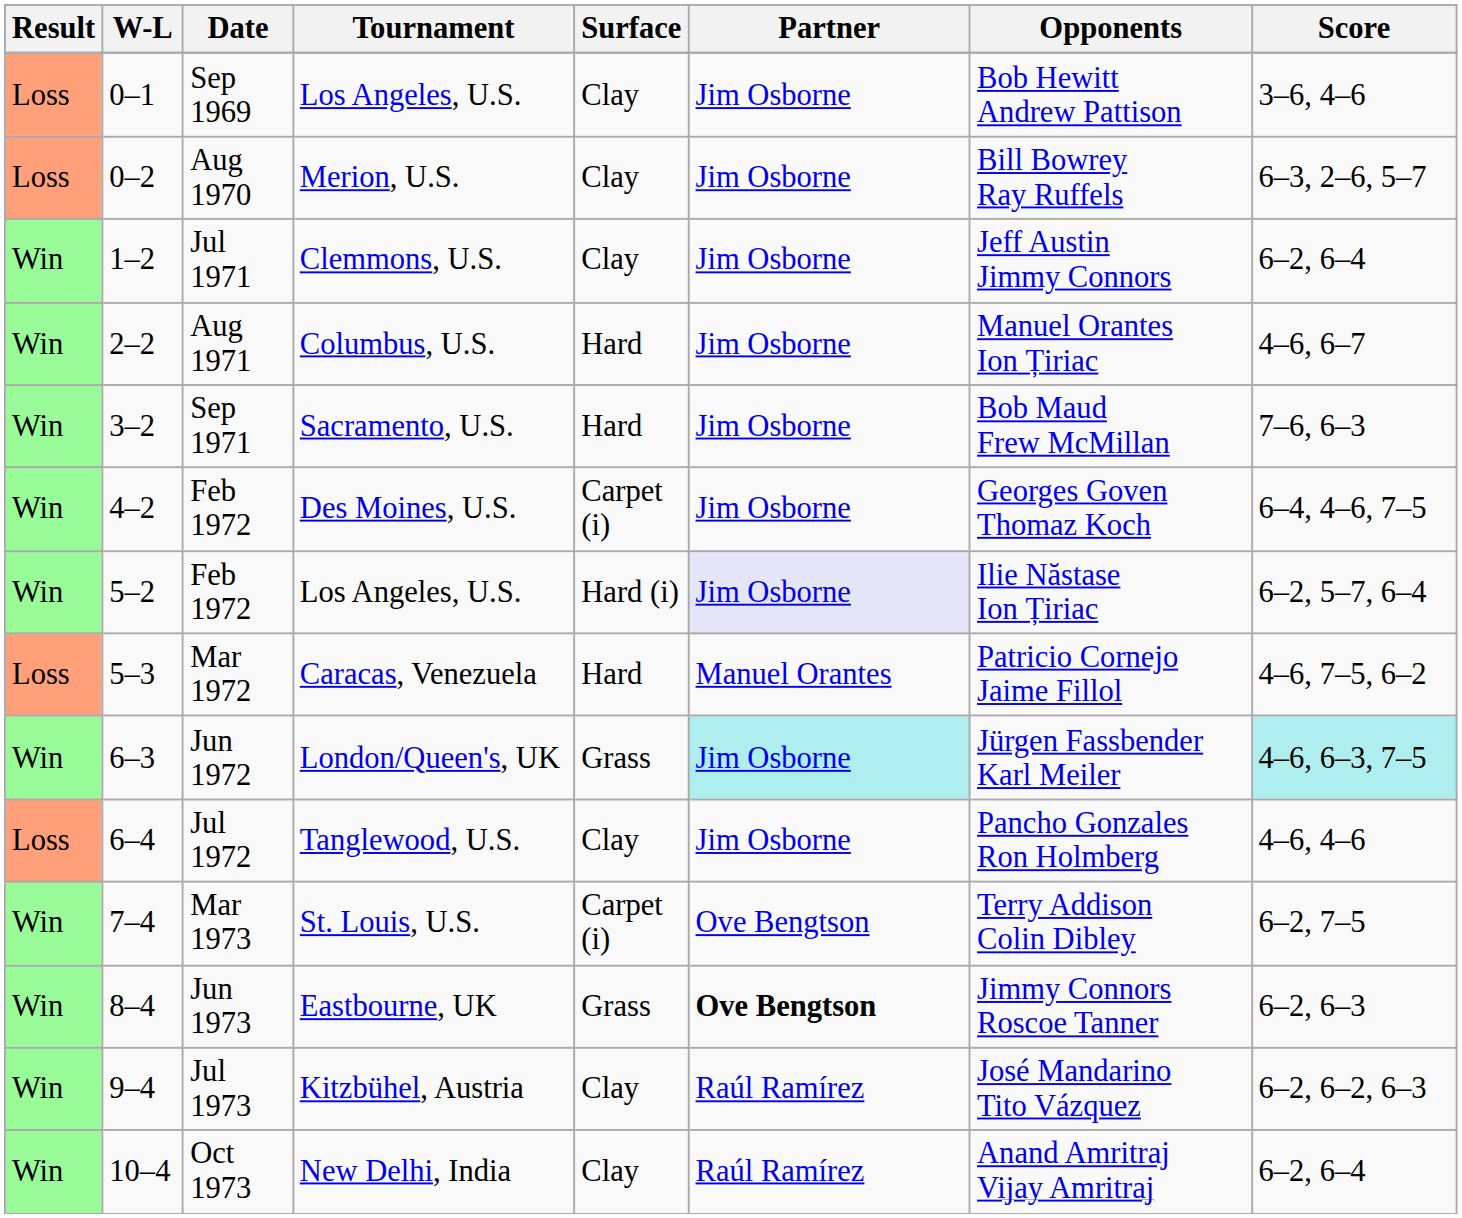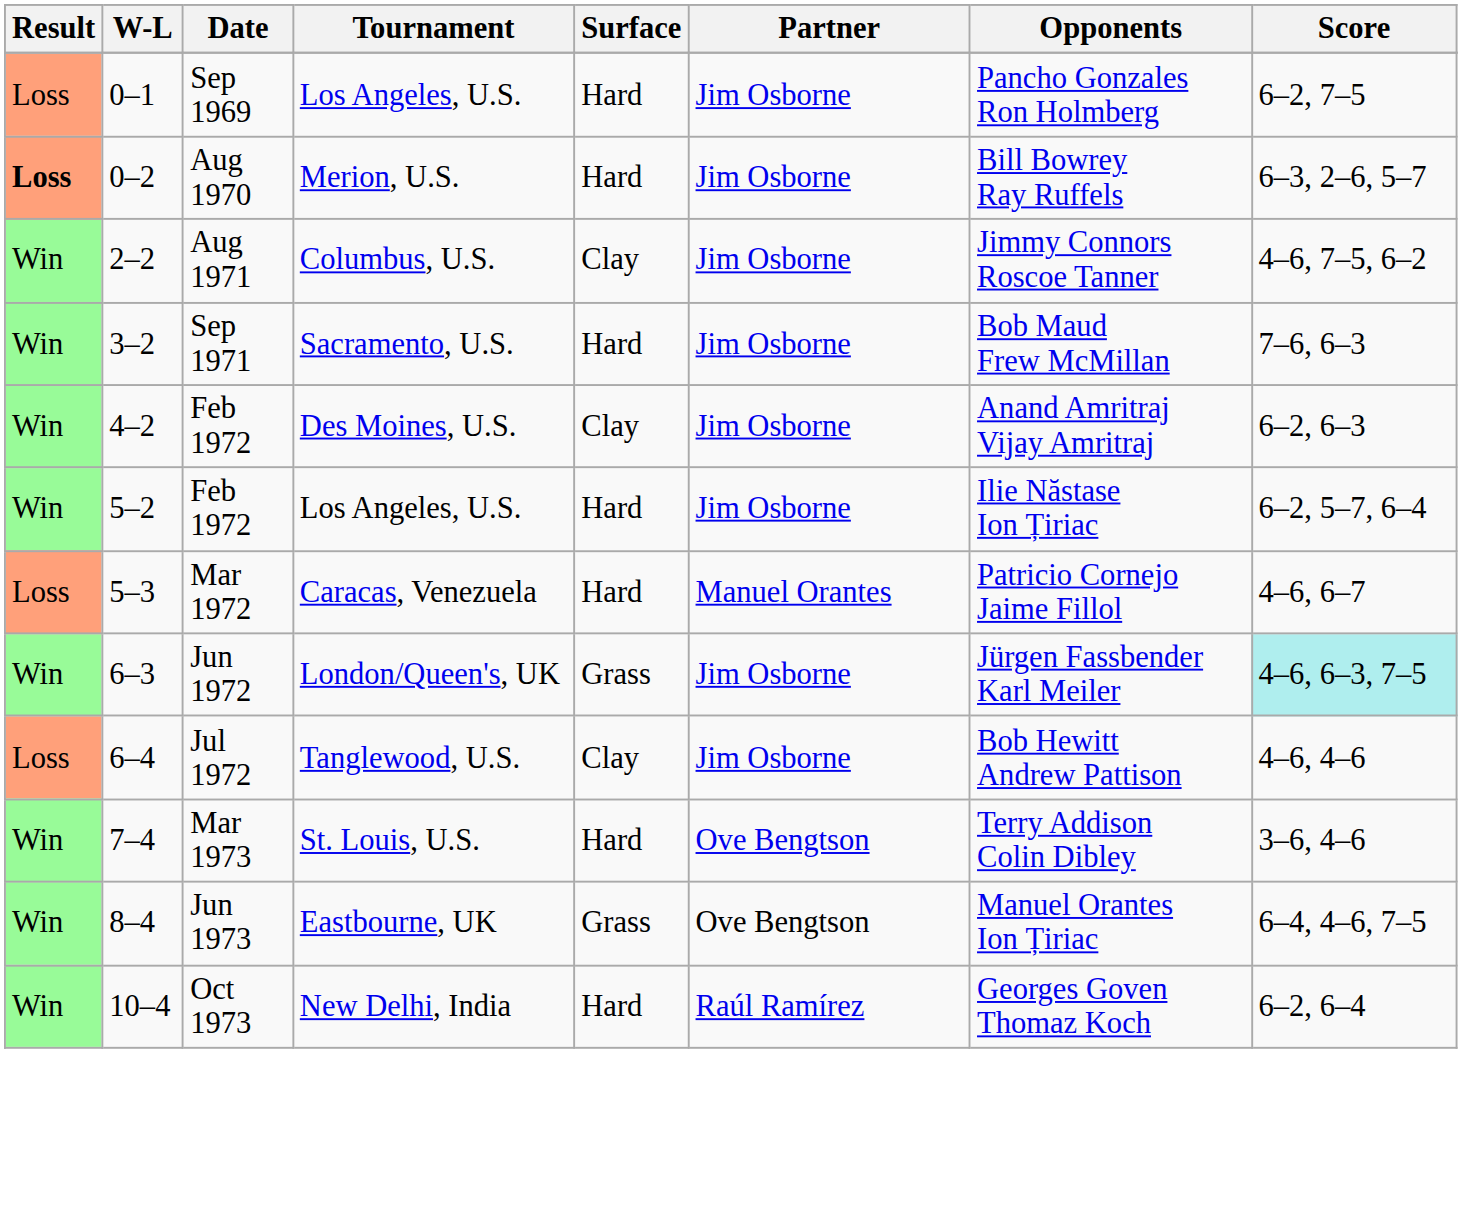(610, 94) Clay -> (612, 94) Hard
(1079, 94) Bob Hewitt Andrew Pattison -> (1083, 94) Pancho Gonzales Ron Holmberg
(1312, 94) 3–6, 4–6 -> (1312, 94) 6–2, 7–5
(41, 177) normal -> (42, 177) bold
(610, 177) Clay -> (612, 177) Hard
- row: (221, 260)
(612, 342) Hard -> (610, 260) Clay
(1075, 342) Manuel Orantes Ion Țiriac -> (1074, 260) Jimmy Connors Roscoe Tanner
(1312, 342) 4–6, 6–7 -> (1343, 260) 4–6, 7–5, 6–2
(622, 508) Carpet (i) -> (610, 425) Clay
(1072, 508) Georges Goven Thomaz Koch -> (1073, 425) Anand Amritraj Vijay Amritraj
(1343, 508) 6–4, 4–6, 7–5 -> (1312, 425) 6–2, 6–3
(630, 591) Hard (i) -> (612, 508) Hard
(773, 591) lavender background -> (773, 508) no background
(1343, 674) 4–6, 7–5, 6–2 -> (1312, 591) 4–6, 6–7
(773, 757) paleturquoise background -> (773, 674) no background
(1083, 840) Pancho Gonzales Ron Holmberg -> (1079, 757) Bob Hewitt Andrew Pattison
(622, 922) Carpet (i) -> (612, 840) Hard
(1312, 922) 6–2, 7–5 -> (1312, 840) 3–6, 4–6
(786, 1005) bold -> (783, 922) normal
(1074, 1005) Jimmy Connors Roscoe Tanner -> (1075, 922) Manuel Orantes Ion Țiriac
(1312, 1005) 6–2, 6–3 -> (1343, 922) 6–4, 4–6, 7–5
- row: (221, 1088)
(610, 1171) Clay -> (612, 1005) Hard
(1073, 1171) Anand Amritraj Vijay Amritraj -> (1072, 1005) Georges Goven Thomaz Koch
